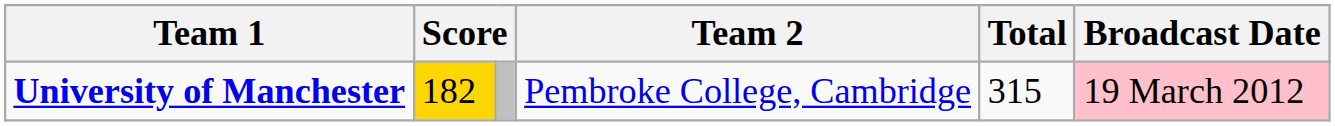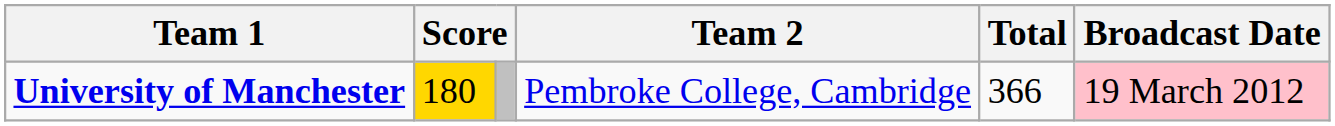(449, 90) 182 -> (449, 90) 180
(1015, 90) 315 -> (1015, 90) 366
